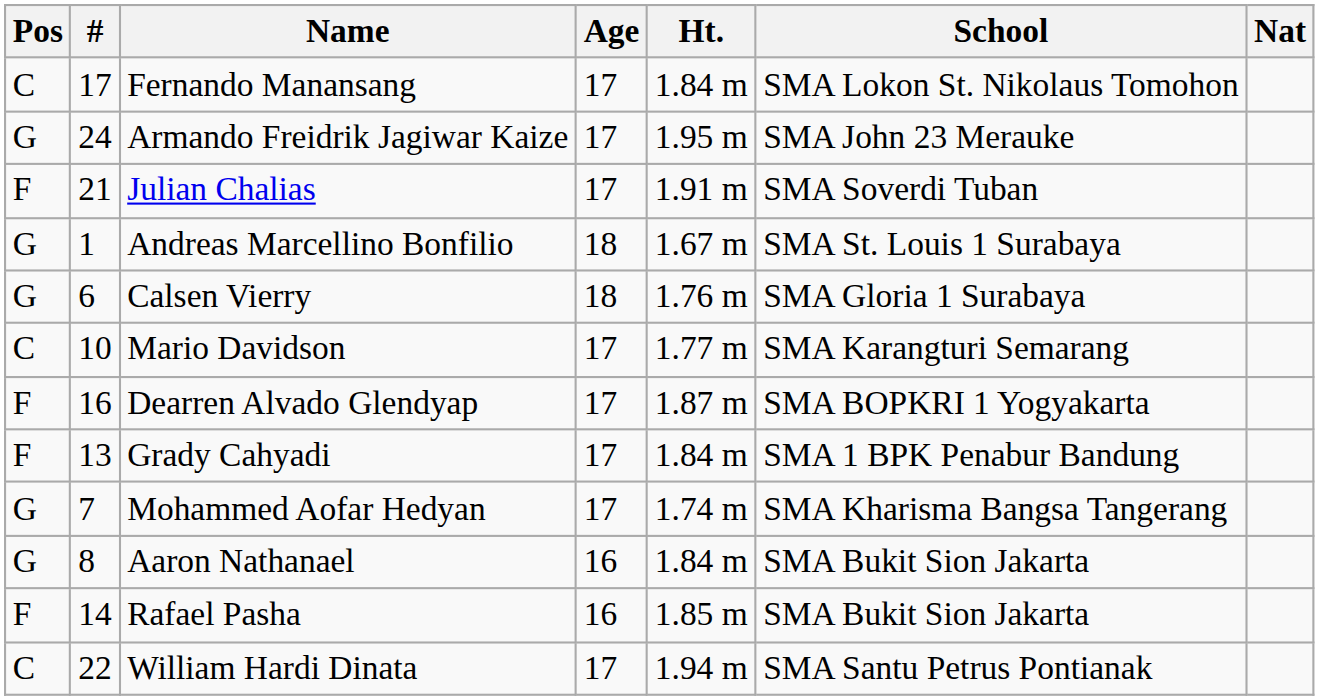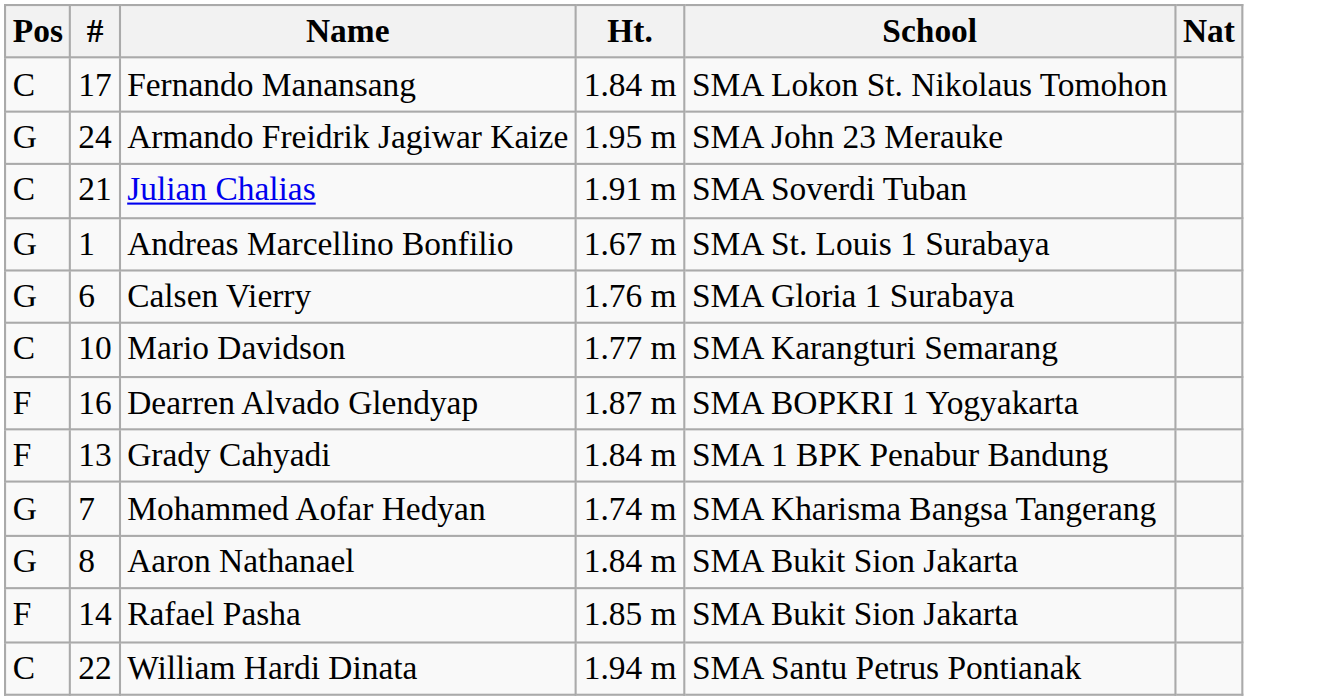- column: (612, 31)
(22, 190) F -> (24, 190) C
